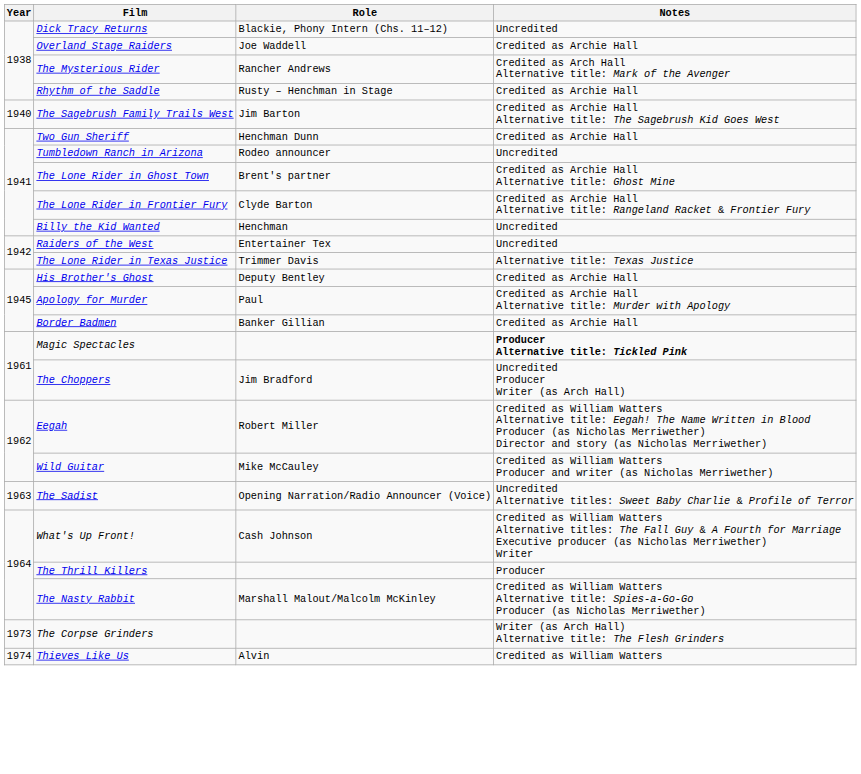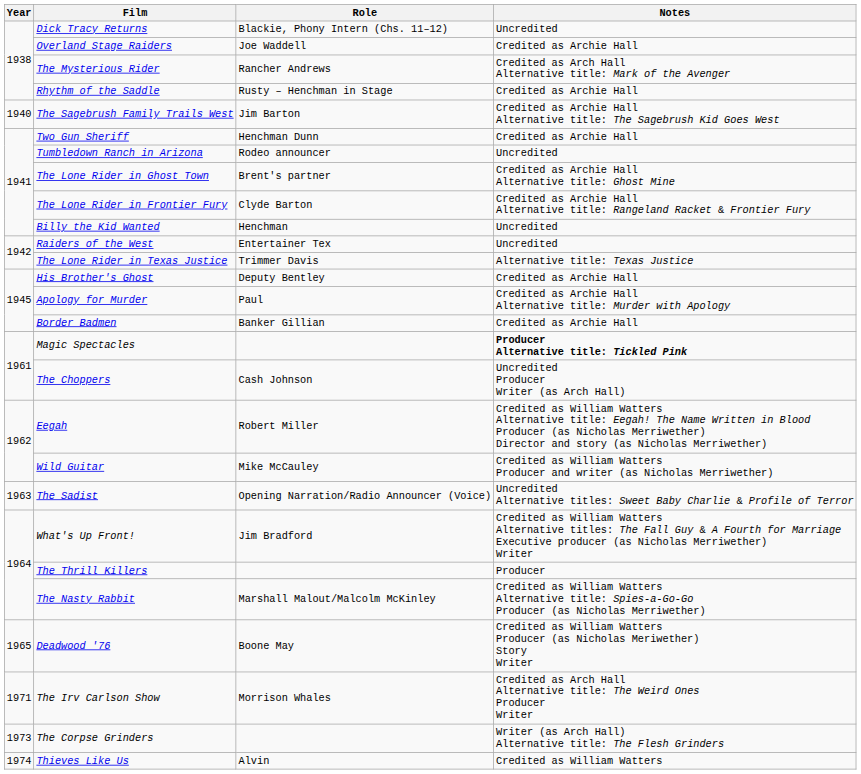(275, 380) Jim Bradford -> (275, 380) Cash Johnson
(275, 536) Cash Johnson -> (275, 536) Jim Bradford
+ row: (73, 646)
+ row: (98, 698)
